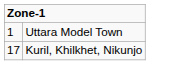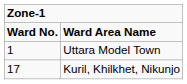+ row: (110, 32)
